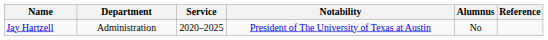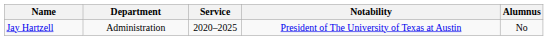- column: (520, 12)
